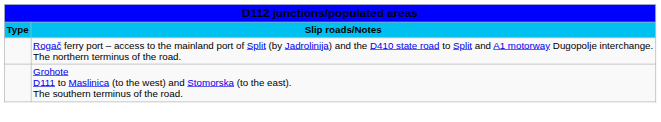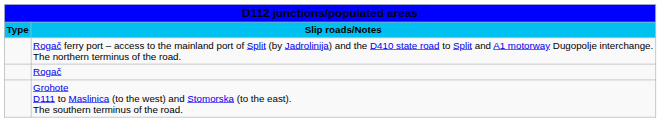+ row: (47, 72)
